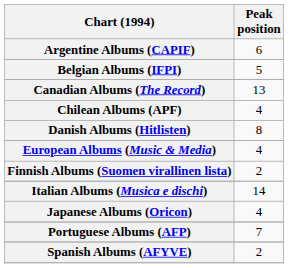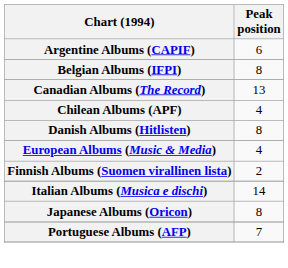(259, 69) 5 -> (259, 69) 8
(259, 211) 4 -> (259, 211) 8
- row: (119, 252)
